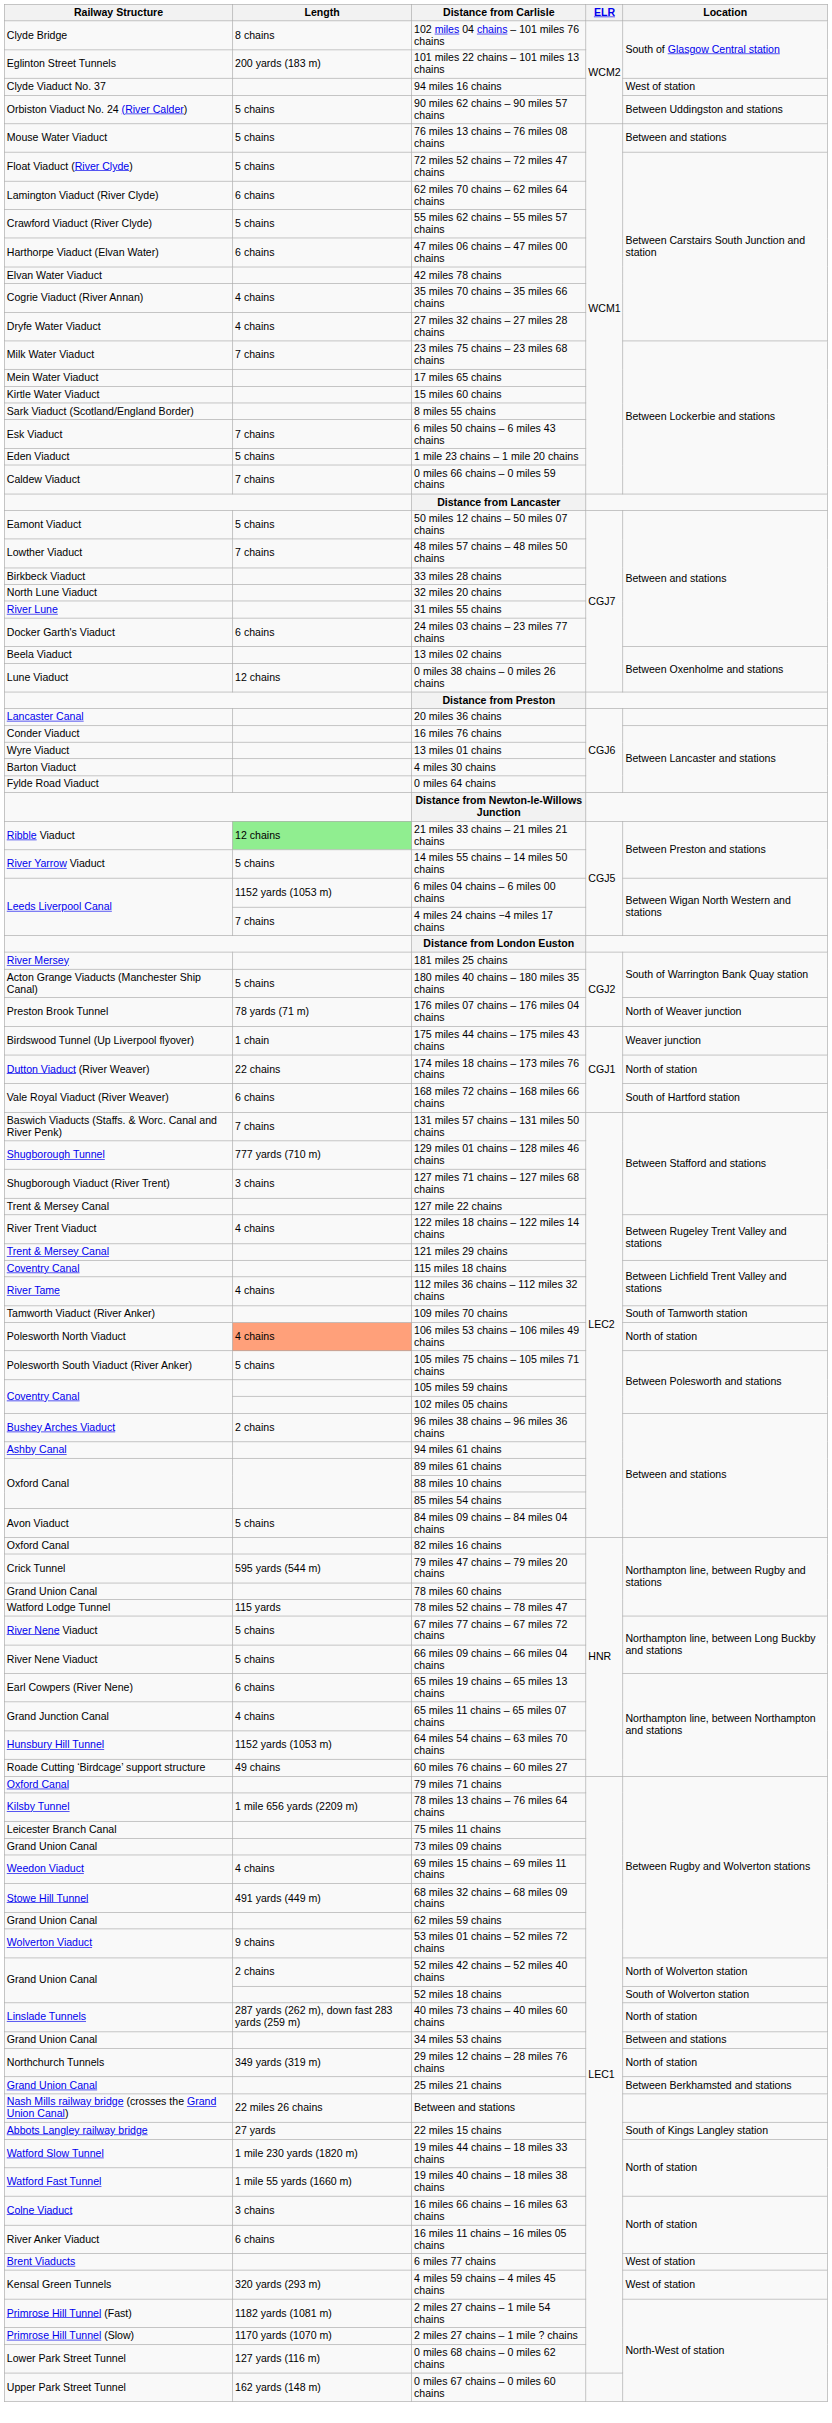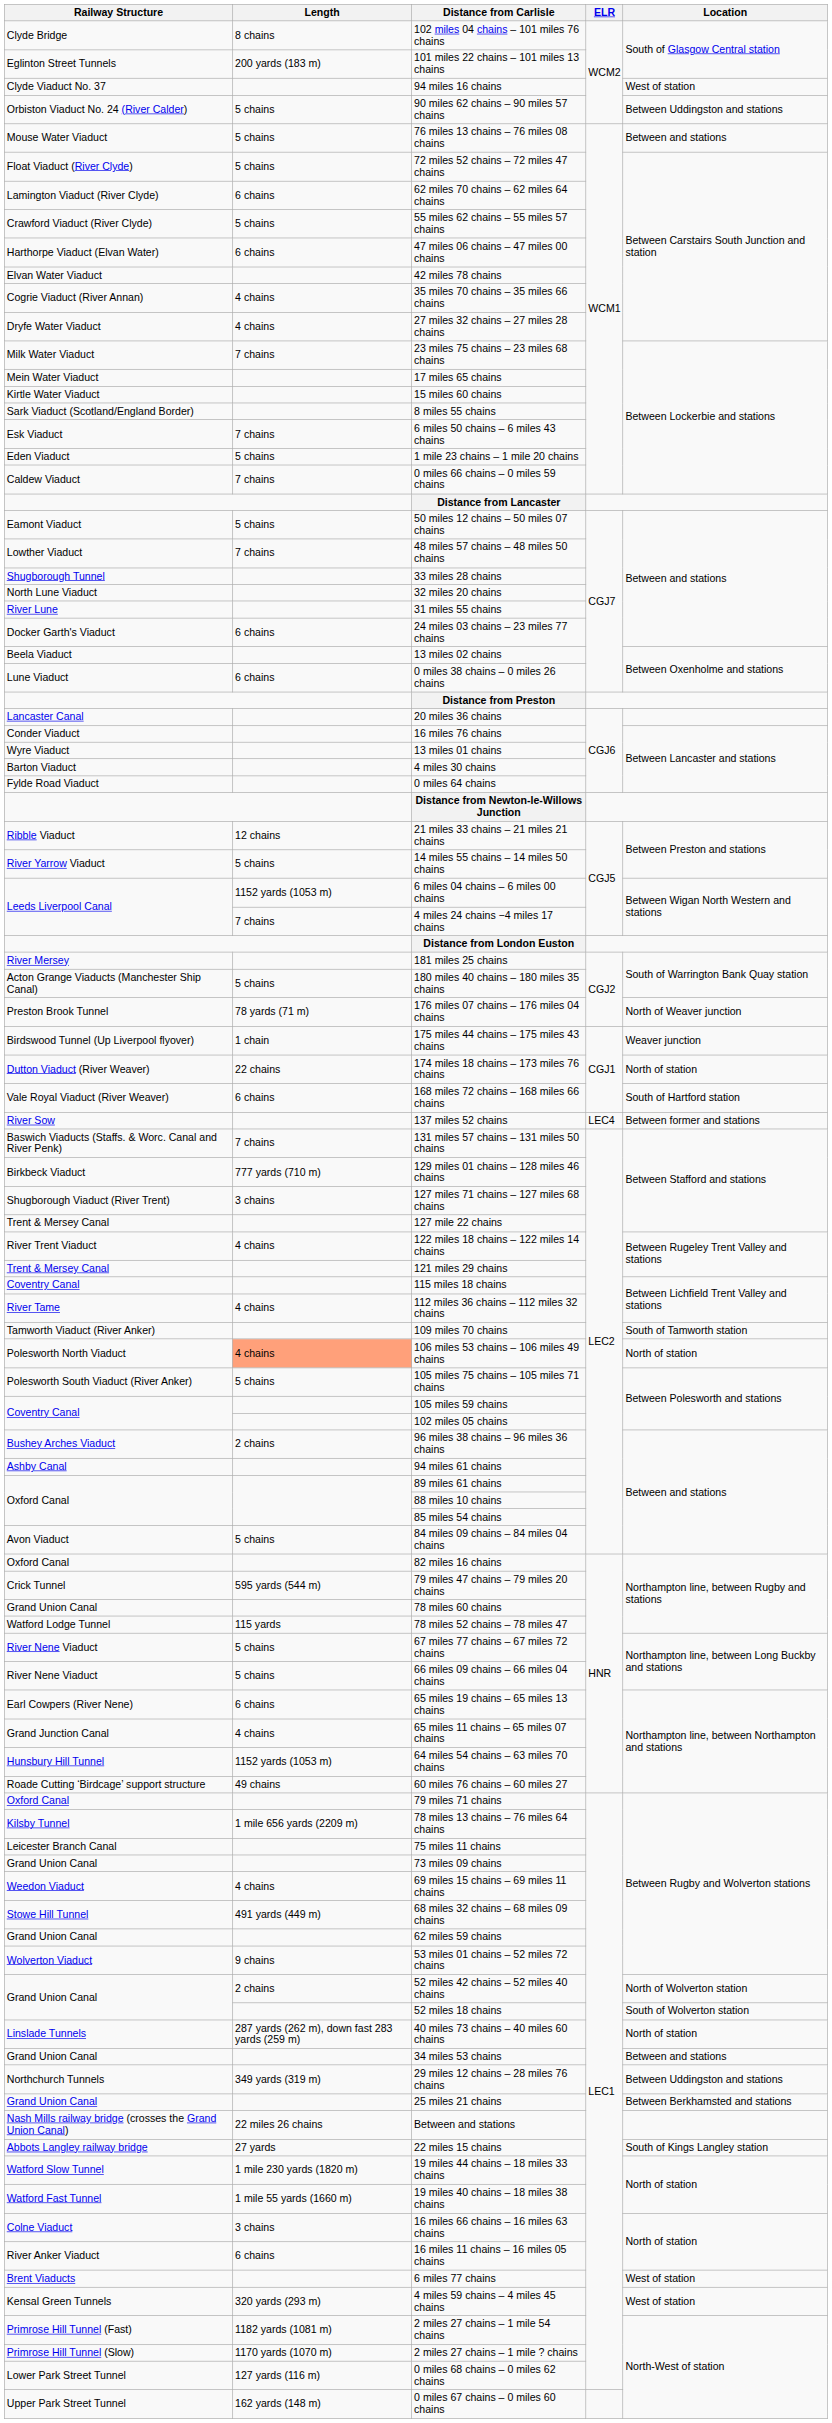(46, 576) Birkbeck Viaduct -> (56, 576) Shugborough Tunnel
(258, 677) 12 chains -> (255, 677) 6 chains
(258, 835) lightgreen background -> (258, 835) no background
+ row: (461, 1120)
(56, 1155) Shugborough Tunnel -> (46, 1172) Birkbeck Viaduct
(661, 2062) North of station -> (704, 2079) Between Uddingston and stations
